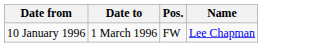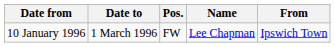+ column: (294, 13)
